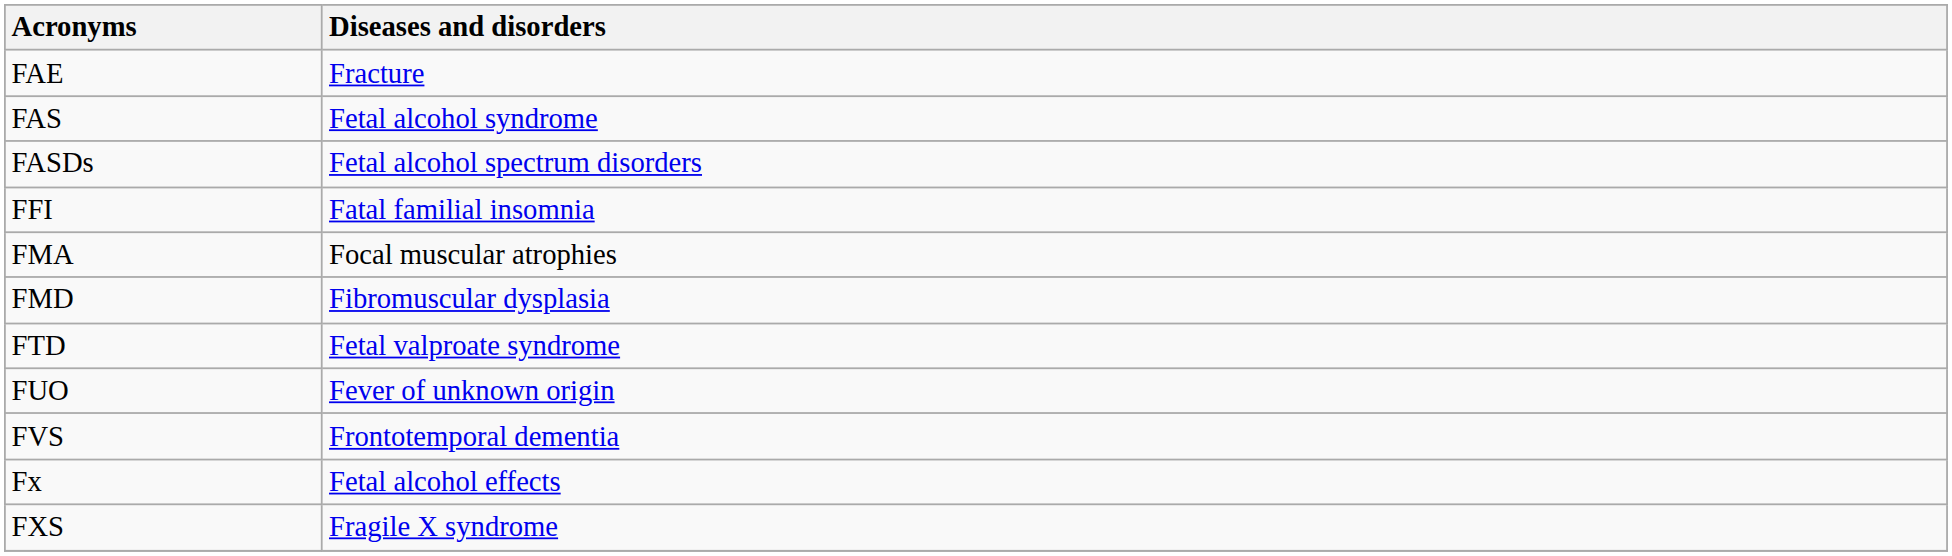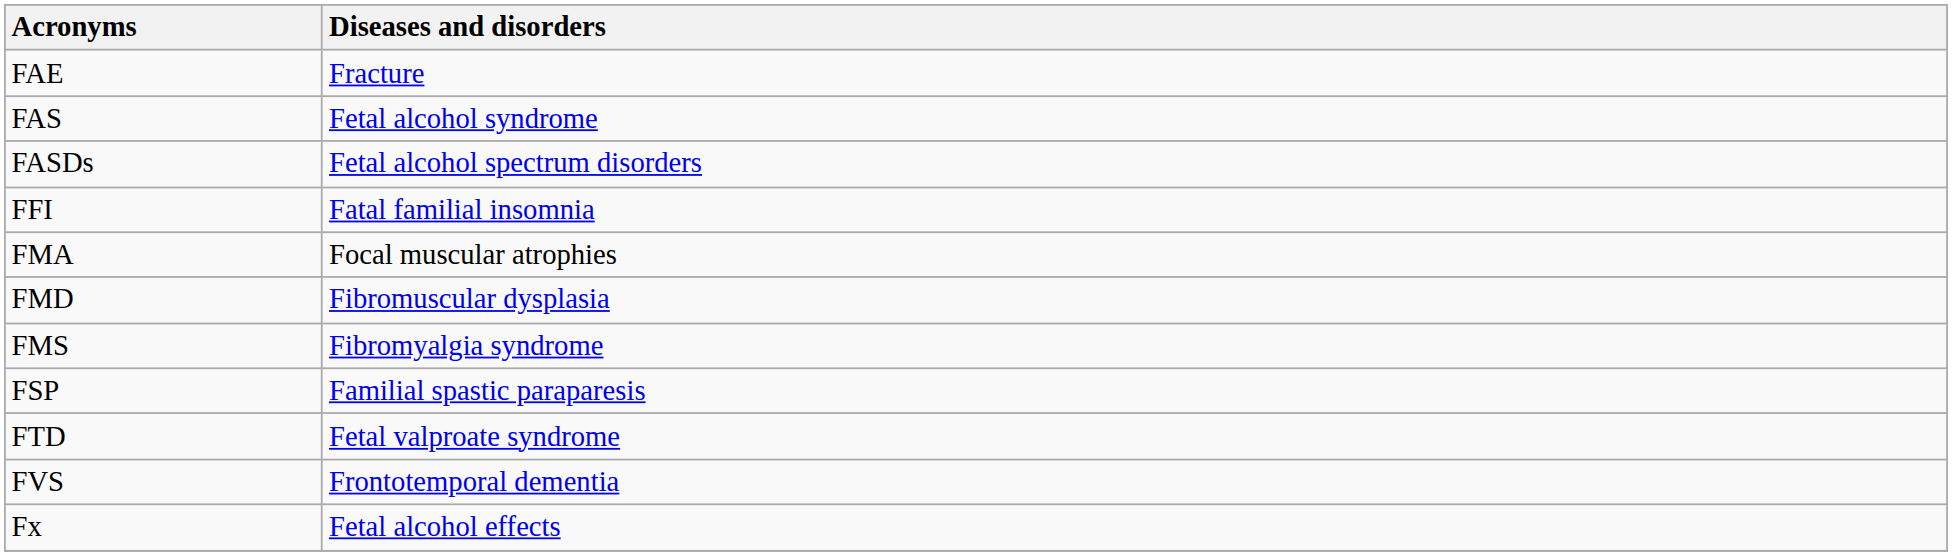+ row: (40, 345)
+ row: (35, 390)
- row: (40, 390)
- row: (38, 526)
